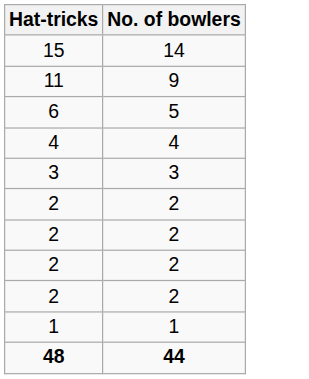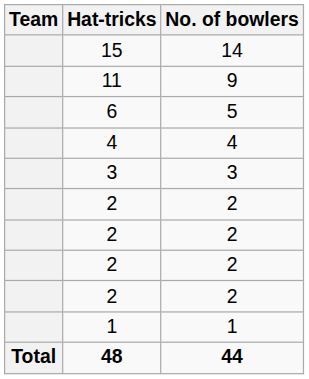+ column: (34, 19)
